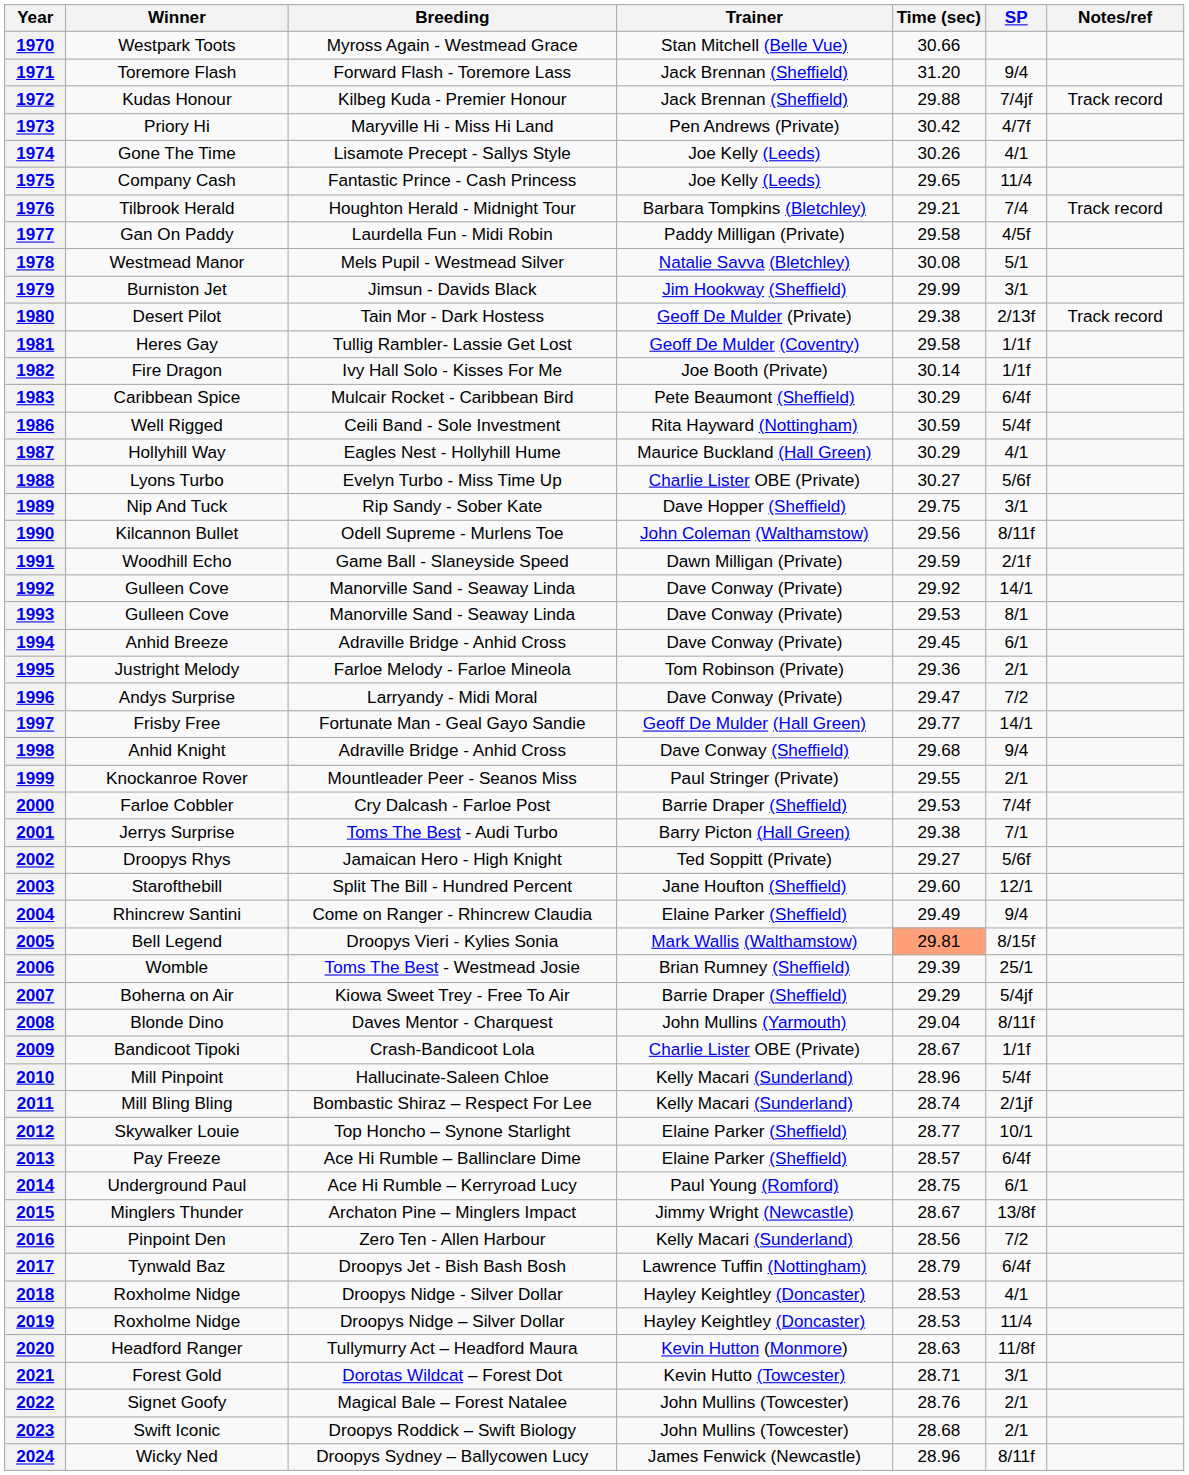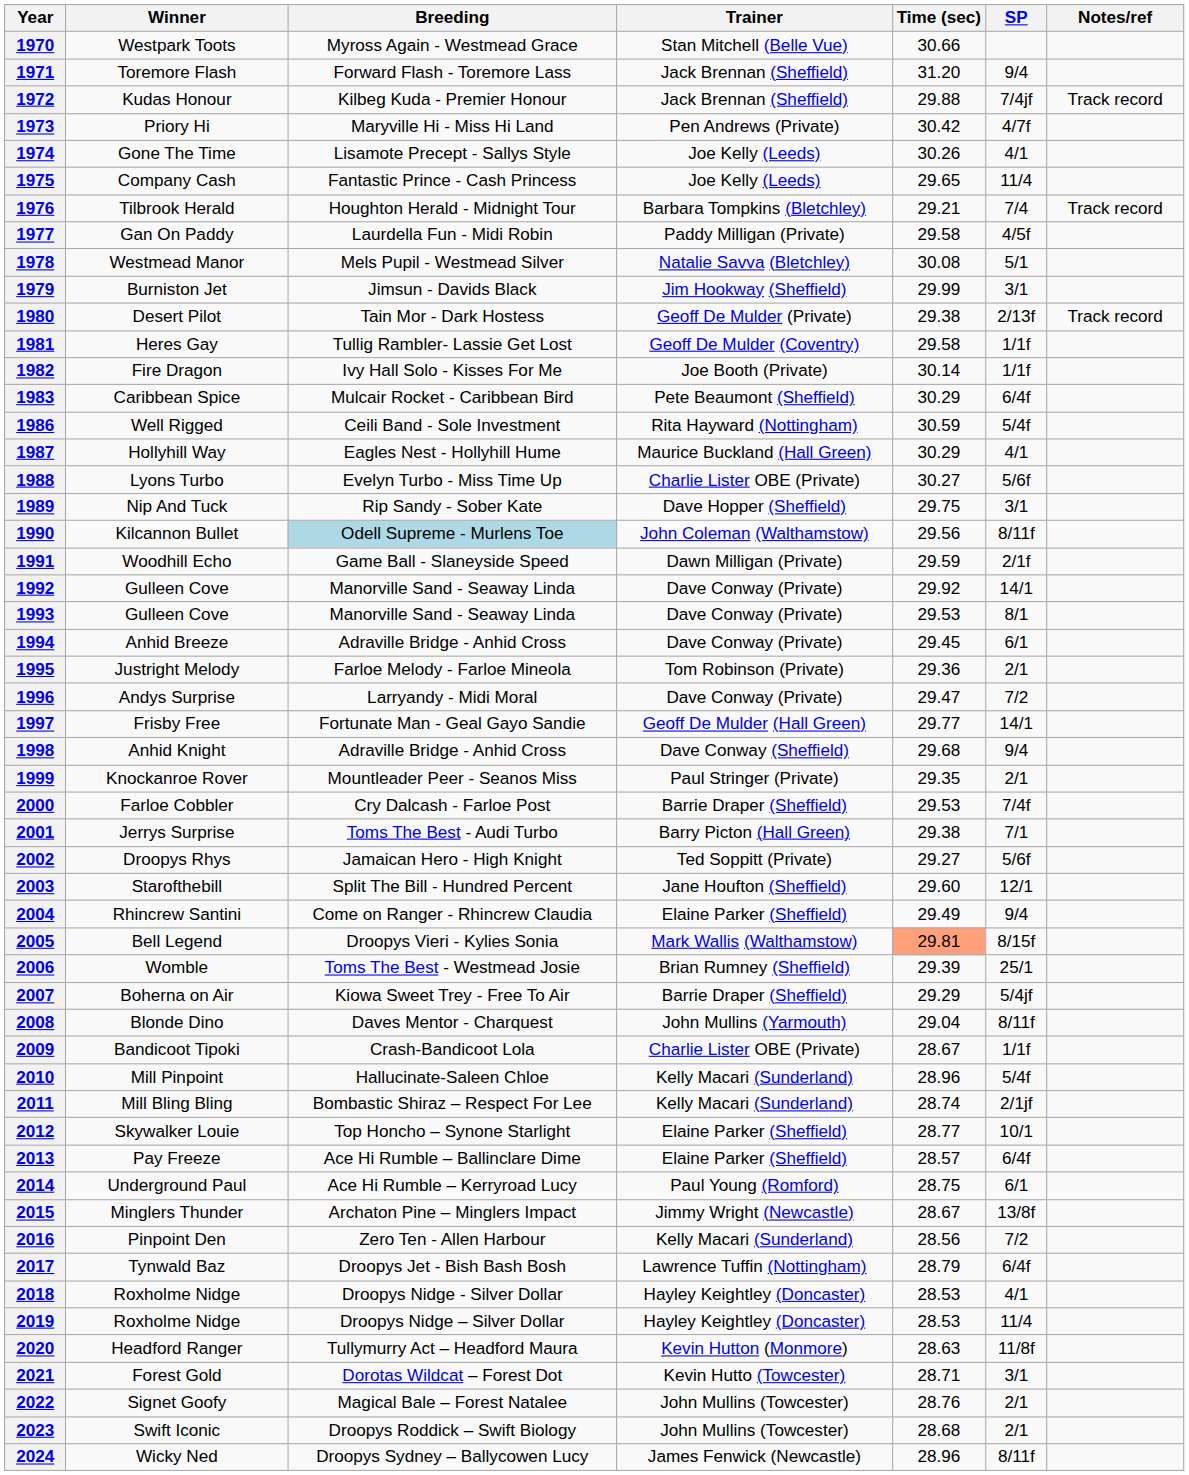(452, 533) no background -> (452, 533) lightblue background
(939, 778) 29.55 -> (939, 778) 29.35
